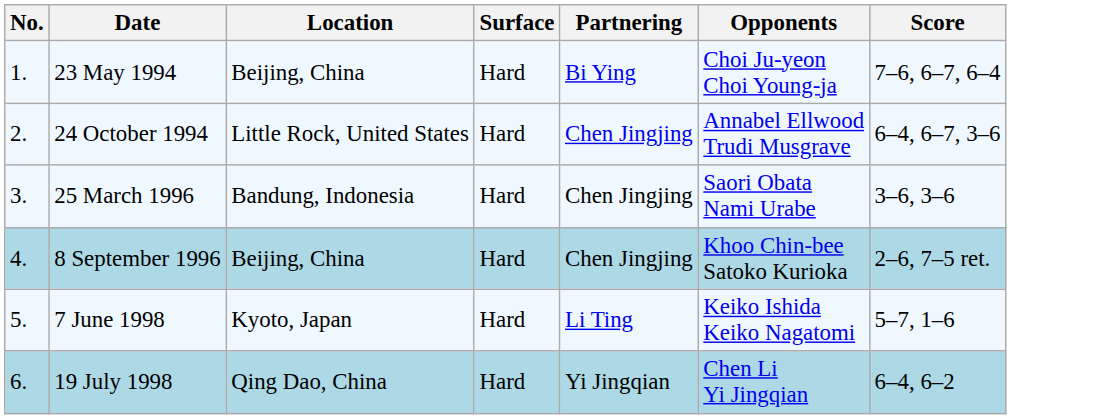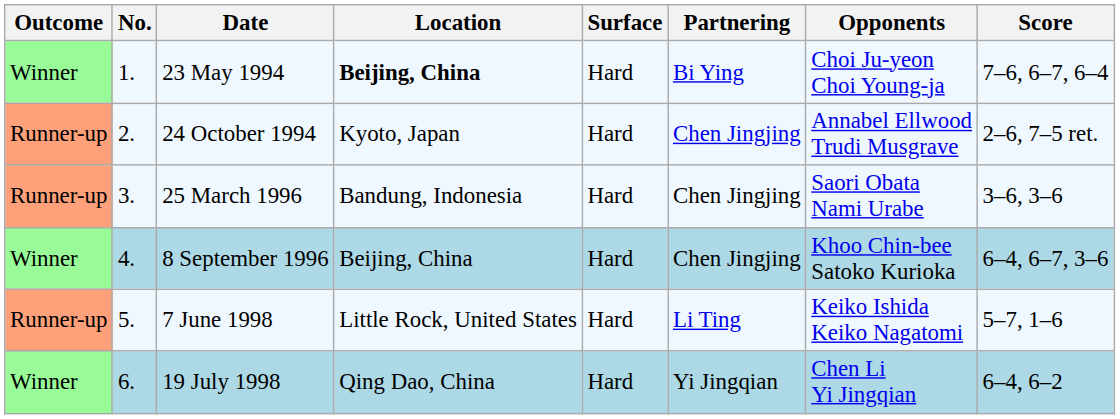+ column: (59, 22)
(298, 71) normal -> (410, 71) bold
(350, 133) Little Rock, United States -> (400, 133) Kyoto, Japan
(938, 133) 6–4, 6–7, 3–6 -> (1040, 133) 2–6, 7–5 ret.
(932, 257) 2–6, 7–5 ret. -> (1045, 257) 6–4, 6–7, 3–6
(292, 319) Kyoto, Japan -> (458, 319) Little Rock, United States
